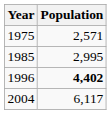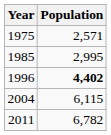(88, 99) 6,117 -> (88, 99) 6,115
+ row: (21, 120)
